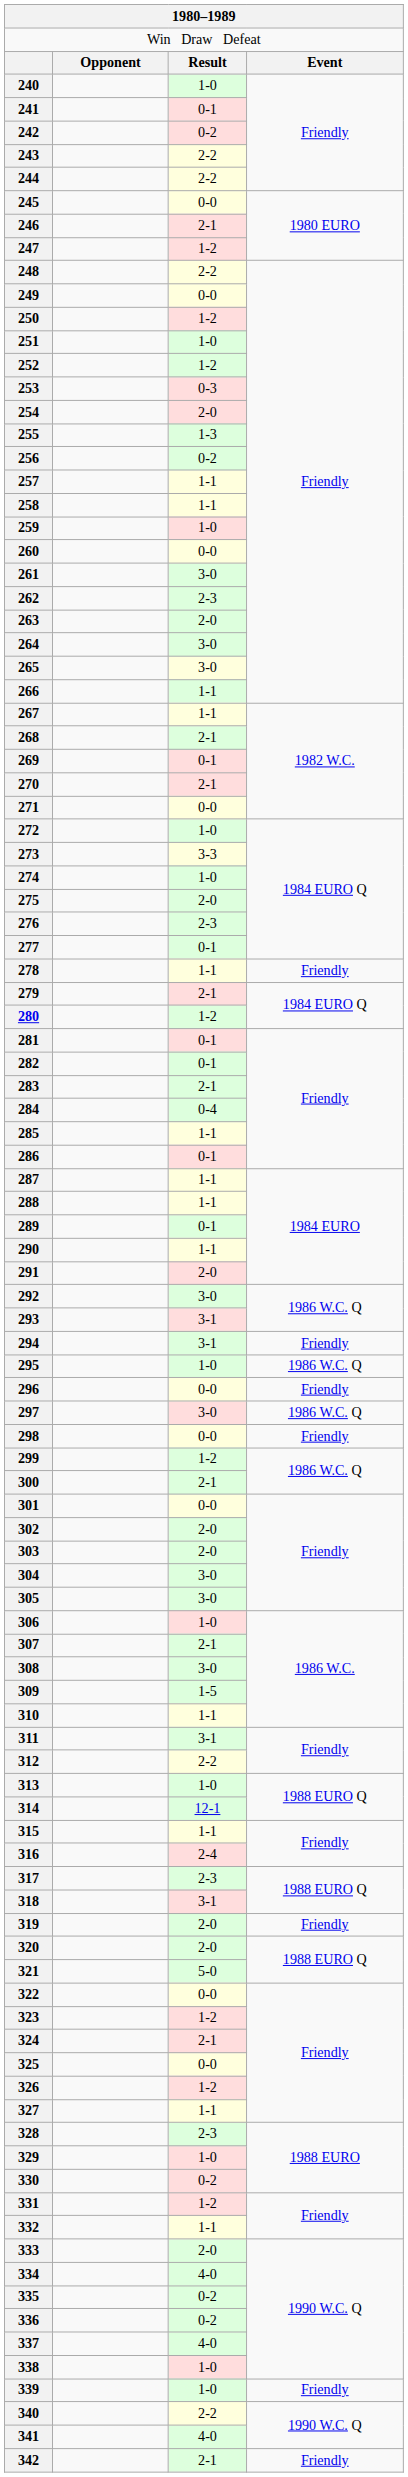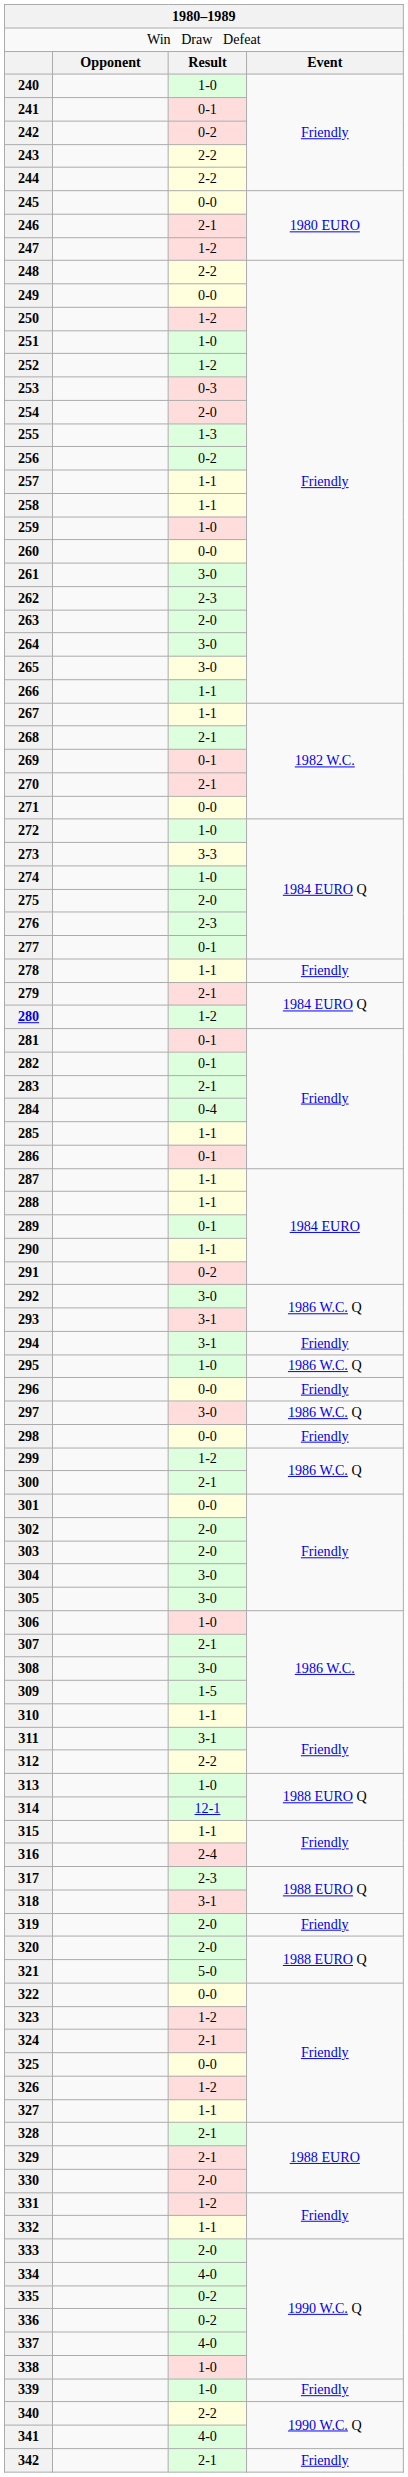(207, 1273) 2-0 -> (207, 1273) 0-2
(207, 2134) 2-3 -> (207, 2134) 2-1
(207, 2157) 1-0 -> (207, 2157) 2-1
(207, 2181) 0-2 -> (207, 2181) 2-0
